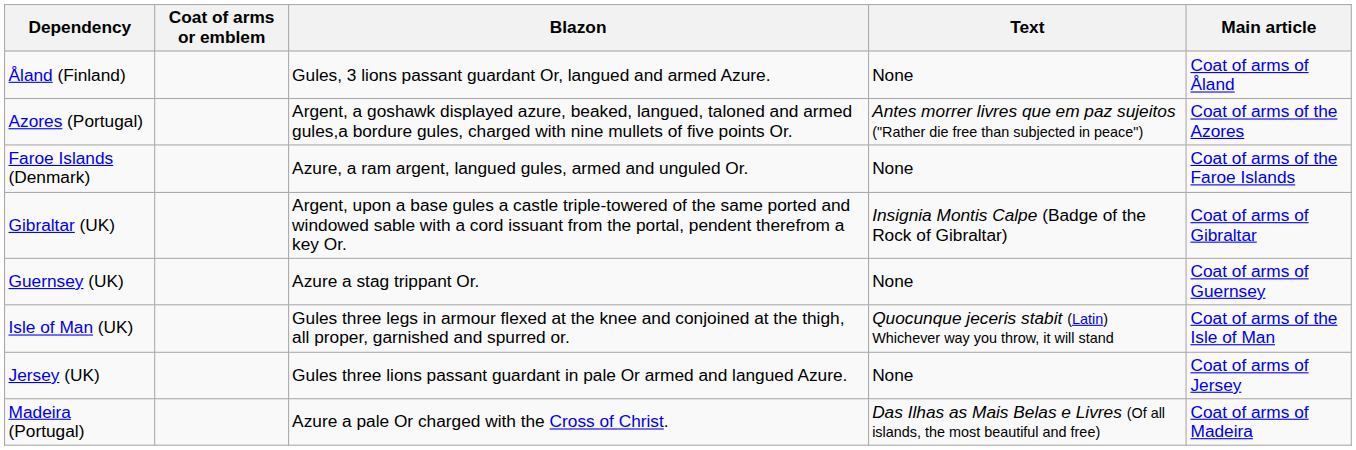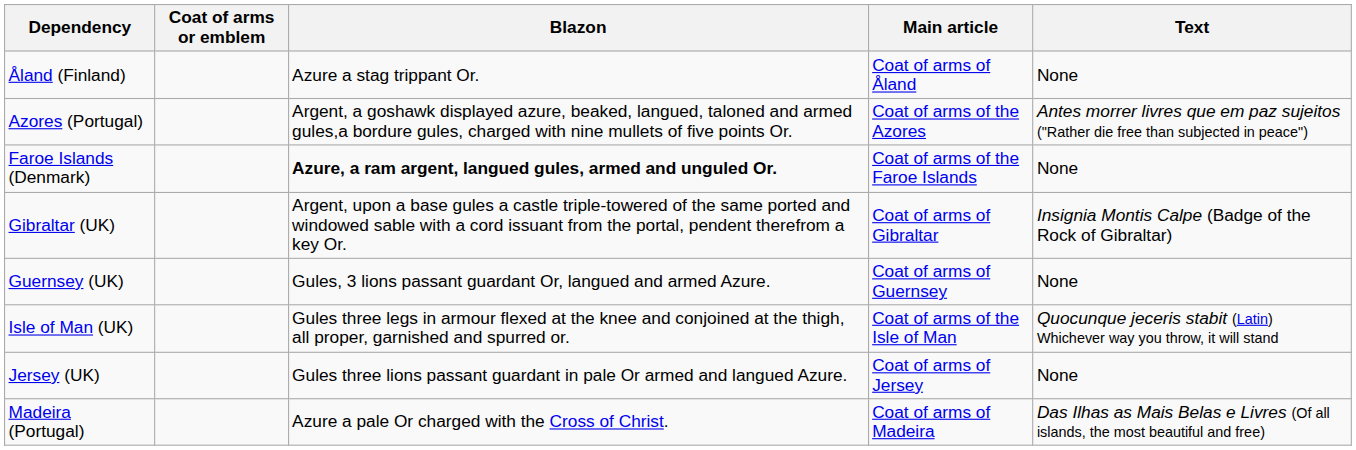columns swapped: (1027, 27) <-> (1269, 27)
(531, 74) Gules, 3 lions passant guardant Or, langued and armed Azure. -> (386, 74) Azure a stag trippant Or.
(520, 168) normal -> (535, 168) bold
(386, 281) Azure a stag trippant Or. -> (531, 281) Gules, 3 lions passant guardant Or, langued and armed Azure.
